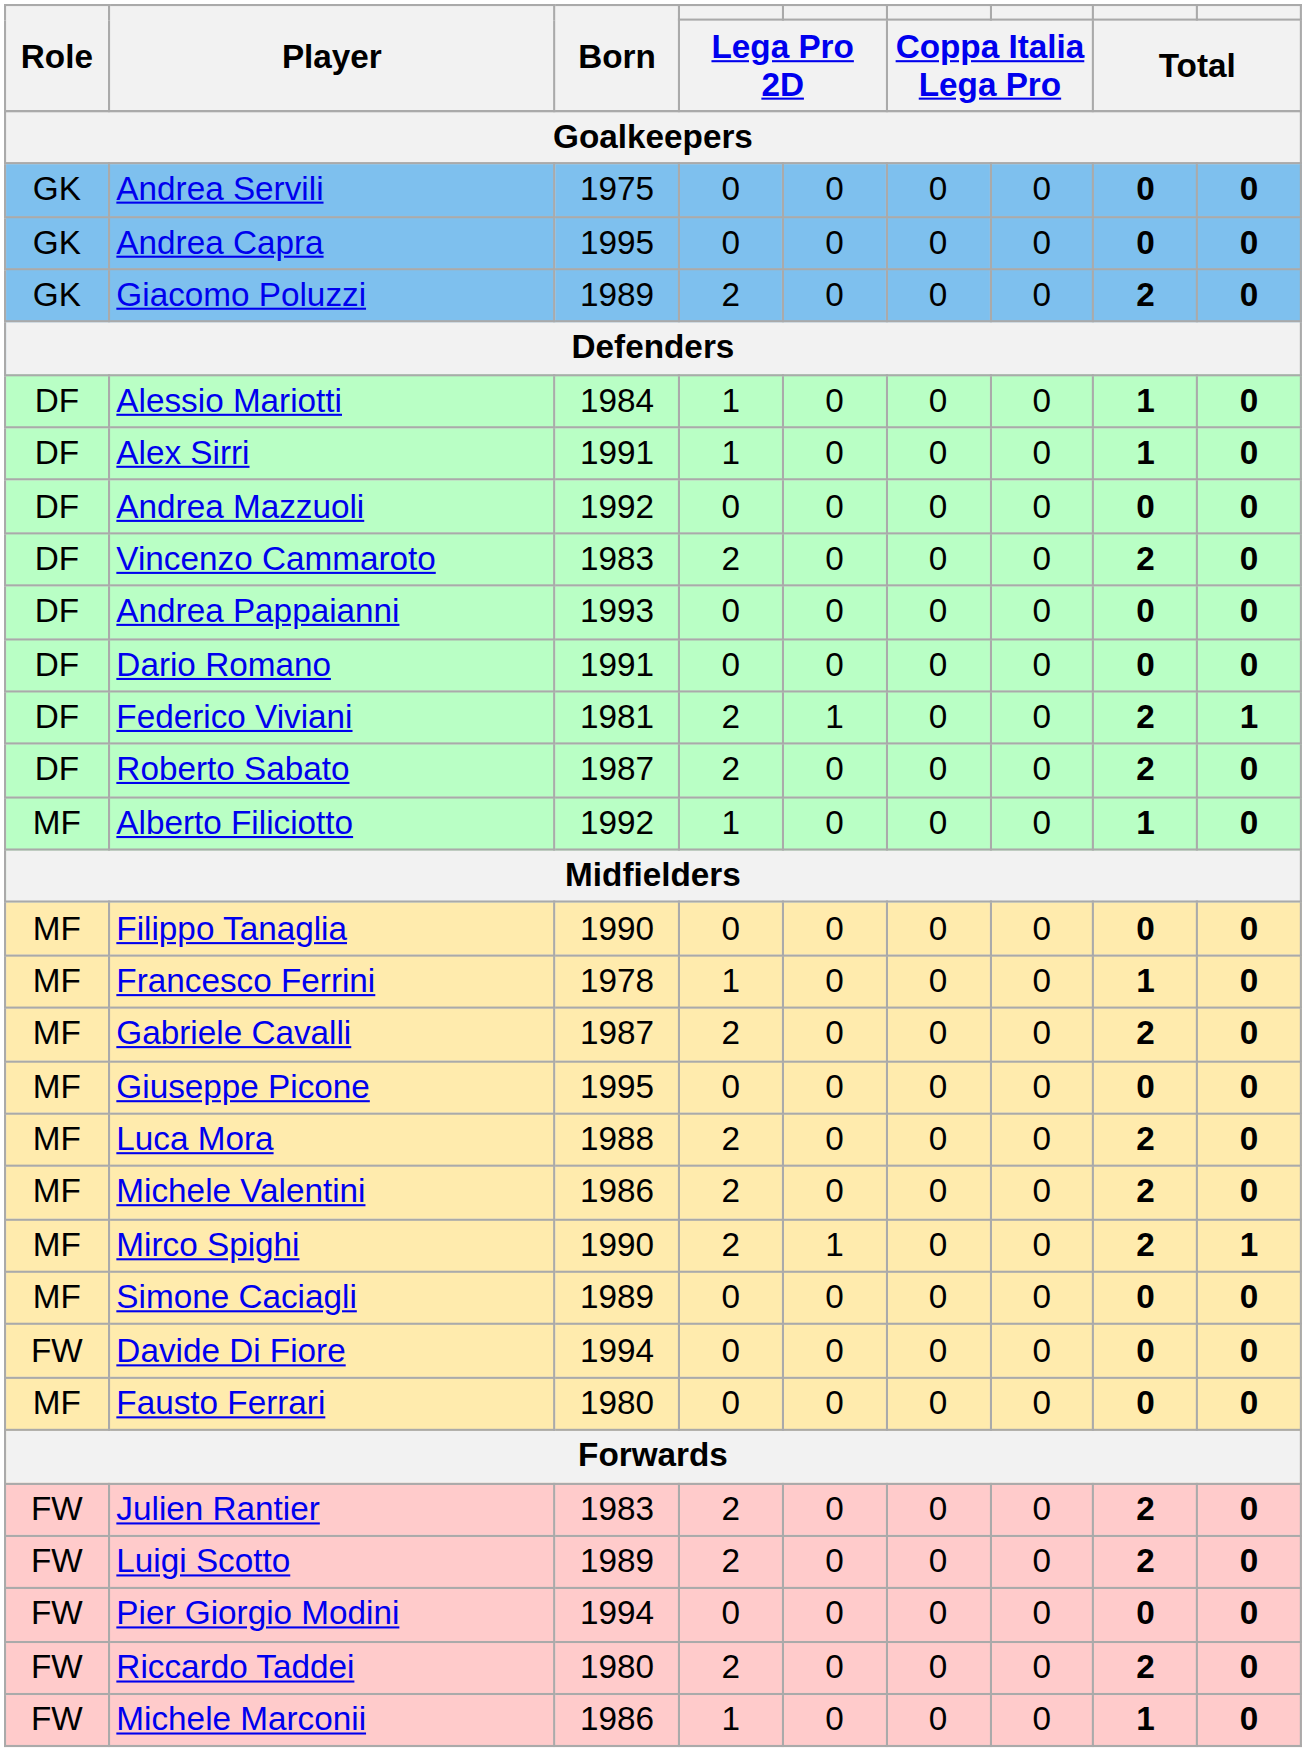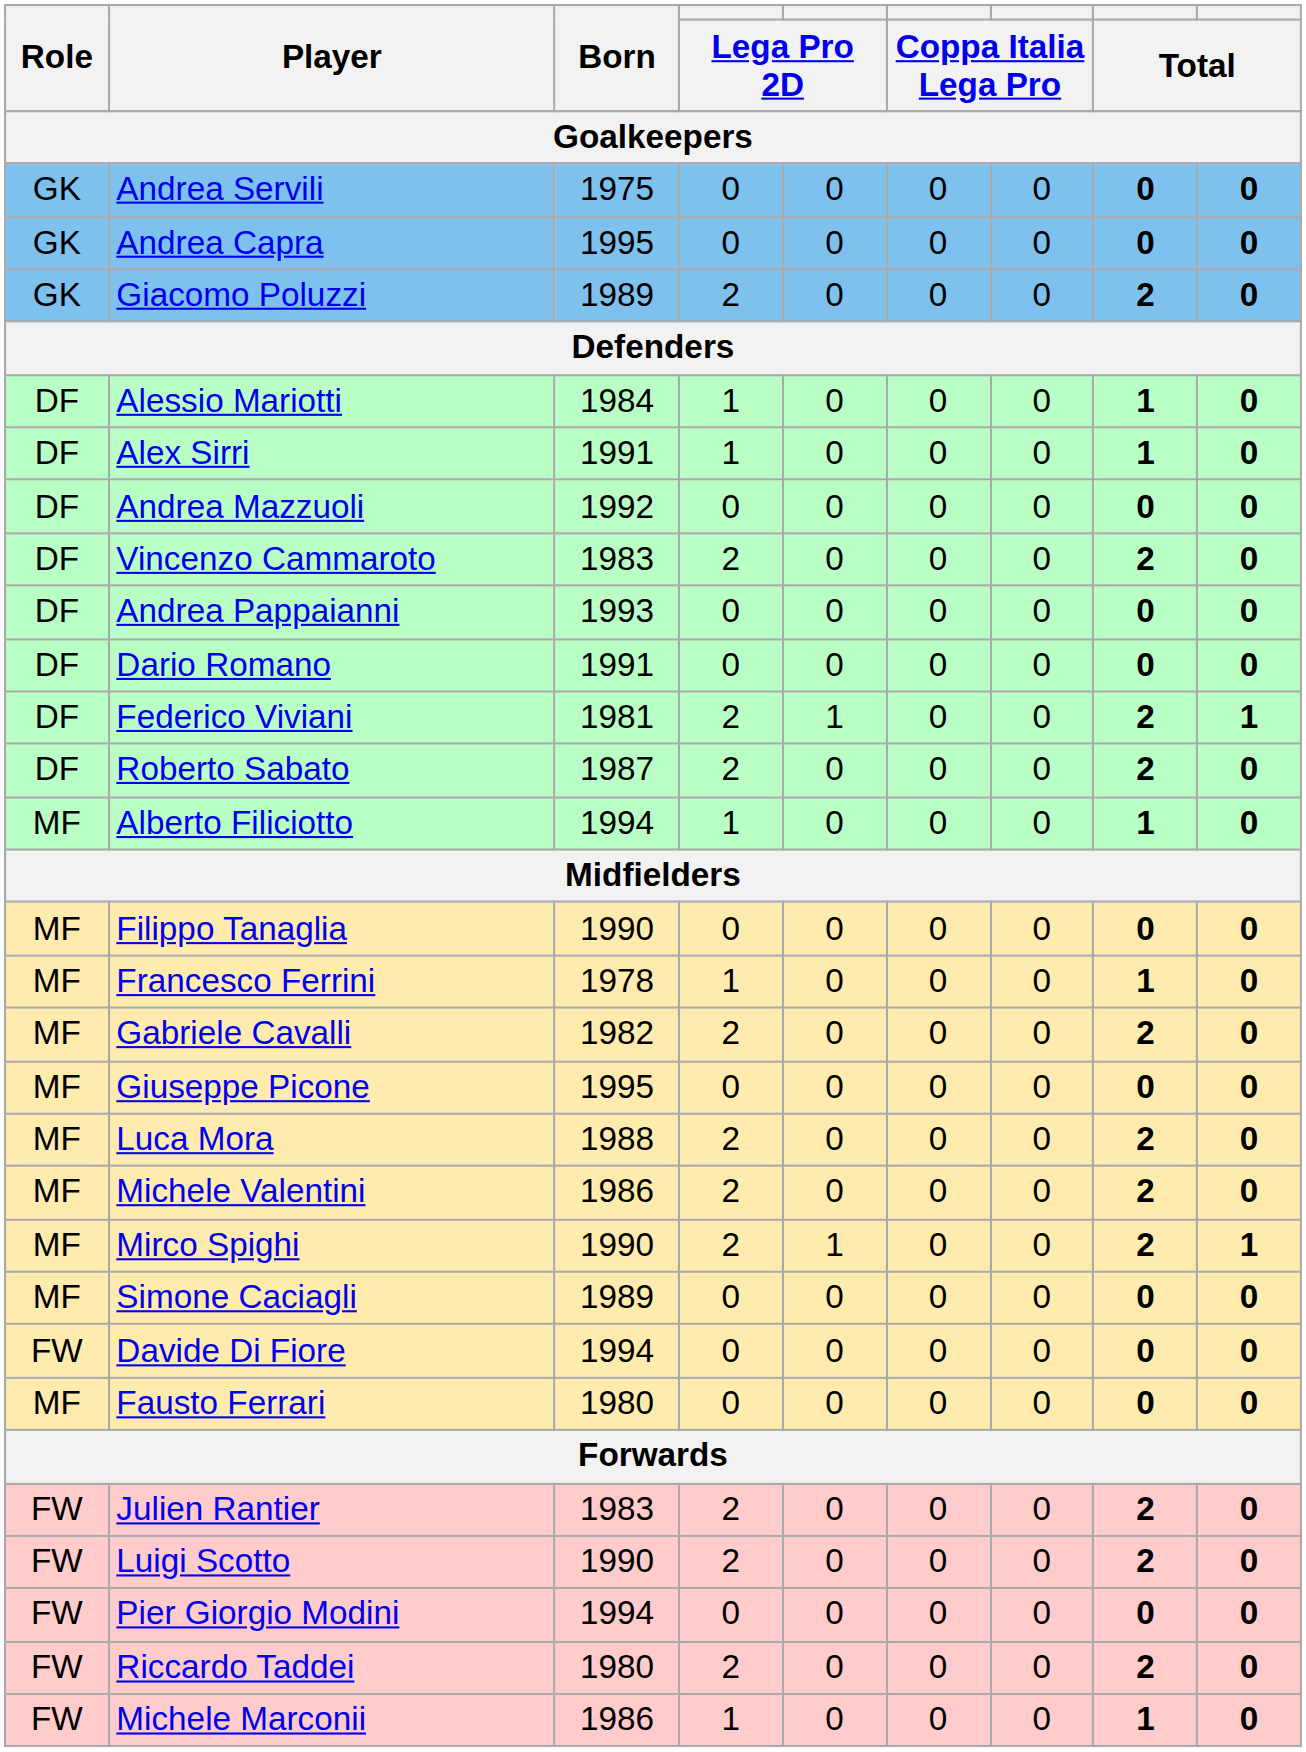(617, 822) 1992 -> (617, 822) 1994
(617, 1033) 1987 -> (617, 1033) 1982
(617, 1561) 1989 -> (617, 1561) 1990
